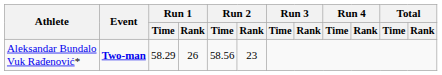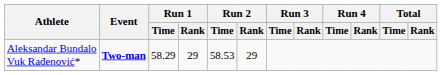(193, 55) 26 -> (193, 55) 29
(222, 55) 58.56 -> (222, 55) 58.53
(252, 55) 23 -> (252, 55) 29
